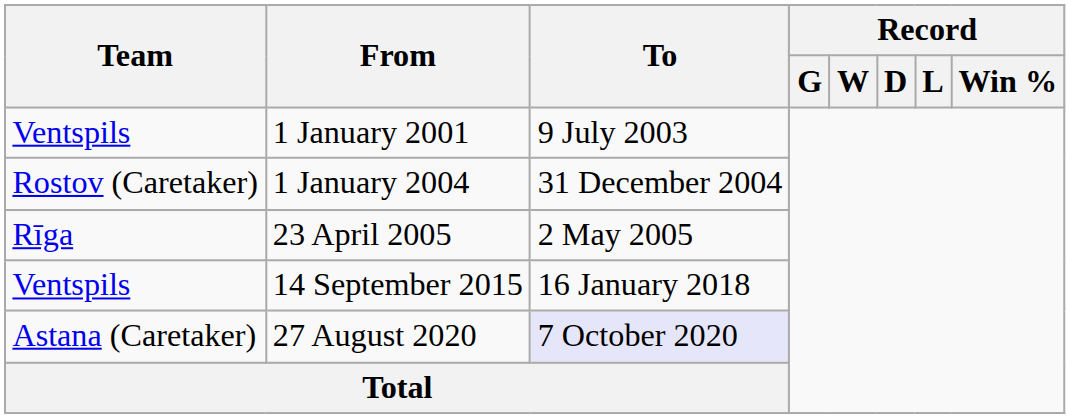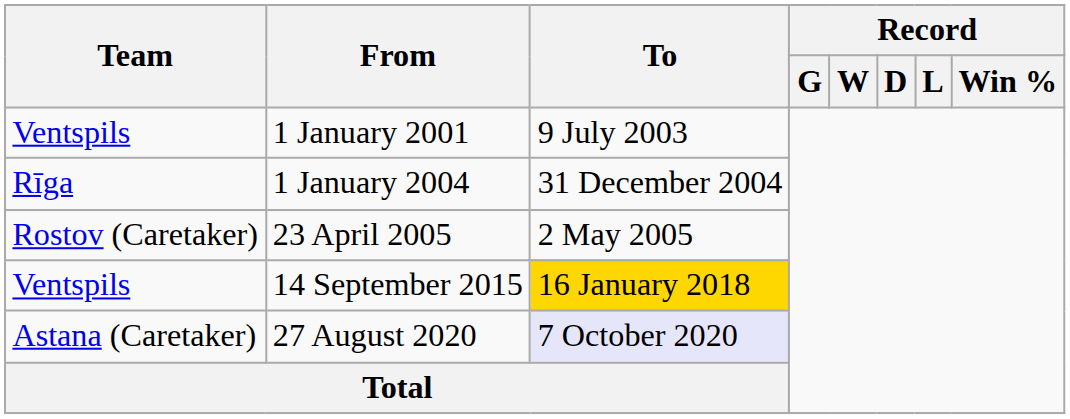(135, 183) Rostov (Caretaker) -> (43, 183) Rīga
(43, 234) Rīga -> (135, 234) Rostov (Caretaker)
(644, 285) no background -> (644, 285) gold background
